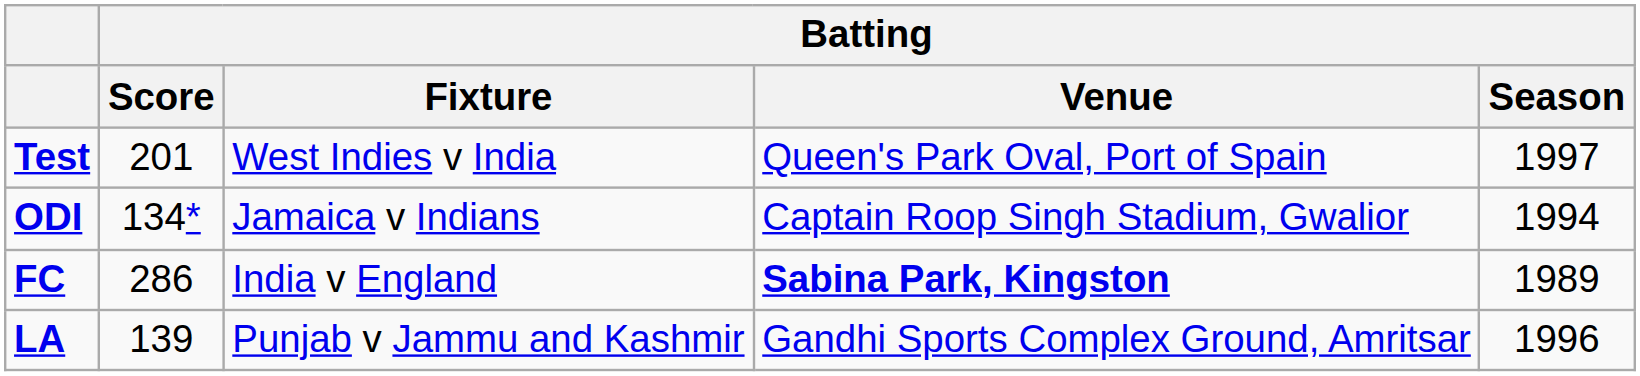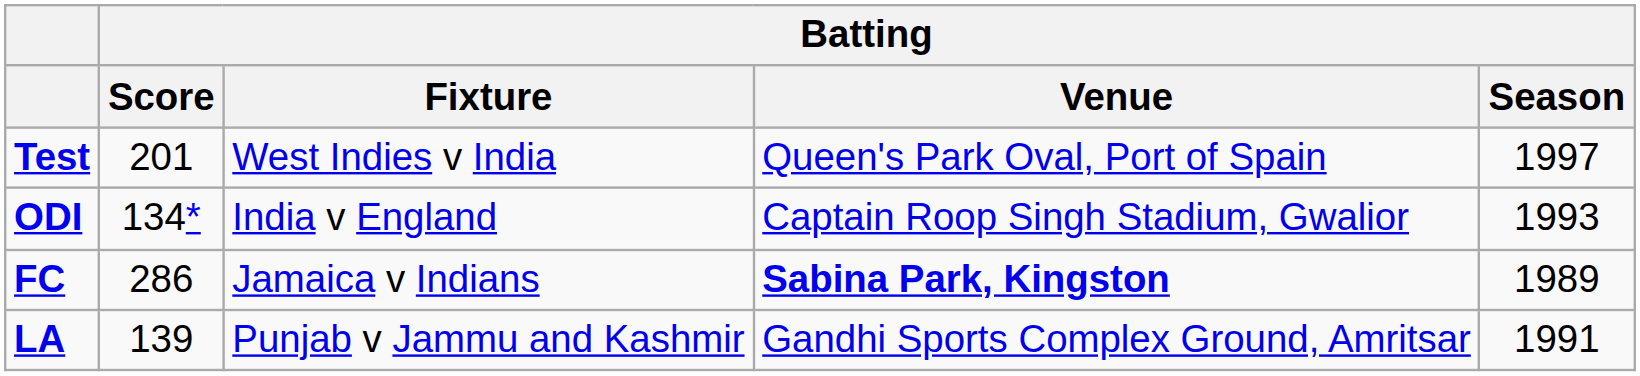(386, 217) Jamaica v Indians -> (365, 217) India v England
(1557, 217) 1994 -> (1557, 217) 1993
(365, 278) India v England -> (386, 278) Jamaica v Indians
(1557, 339) 1996 -> (1557, 339) 1991
